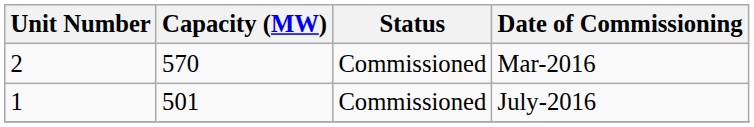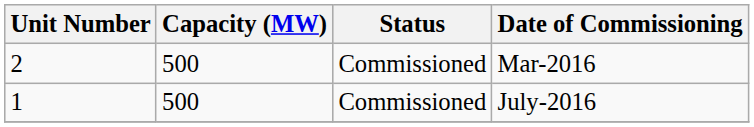(181, 63) 570 -> (181, 63) 500
(181, 102) 501 -> (181, 102) 500
